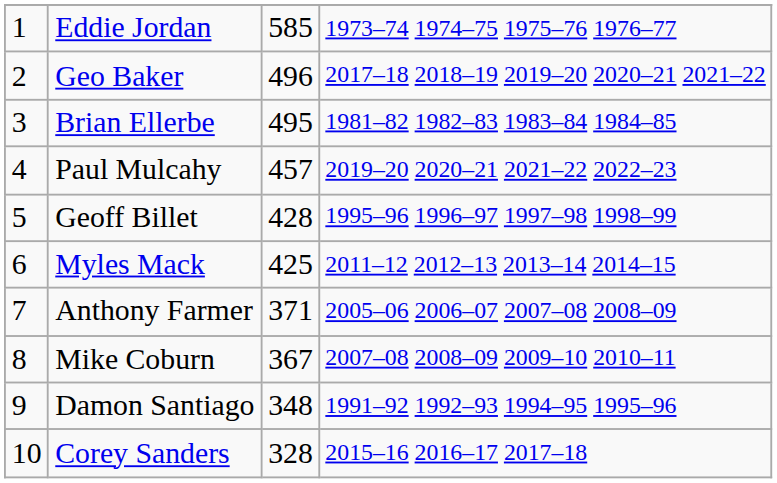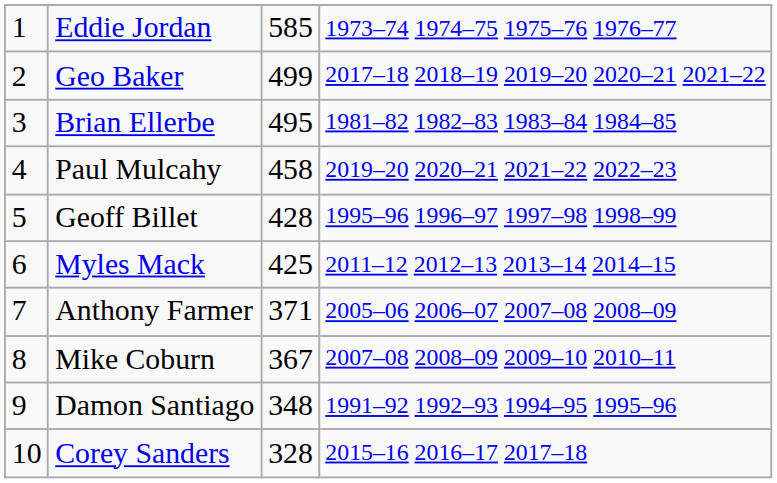(290, 75) 496 -> (290, 75) 499
(290, 169) 457 -> (290, 169) 458
